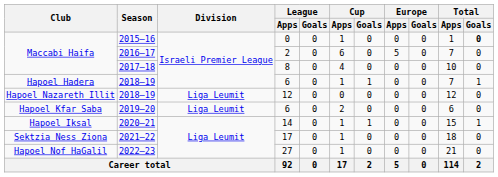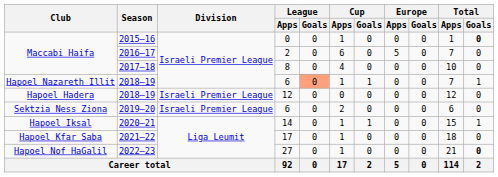(61, 81) Hapoel Hadera -> (61, 81) Hapoel Nazareth Illit
(315, 81) no background -> (315, 81) lightsalmon background
(61, 95) Hapoel Nazareth Illit -> (61, 95) Hapoel Hadera
(216, 95) Liga Leumit -> (216, 95) Israeli Premier League
(61, 109) Hapoel Kfar Saba -> (61, 109) Sektzia Ness Ziona
(216, 109) Liga Leumit -> (216, 109) Israeli Premier League
(61, 137) Sektzia Ness Ziona -> (61, 137) Hapoel Kfar Saba
(479, 151) normal -> (479, 151) bold
